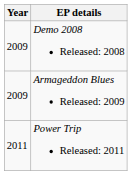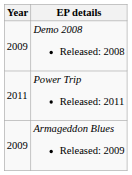rows swapped: (79, 90) <-> (79, 140)
